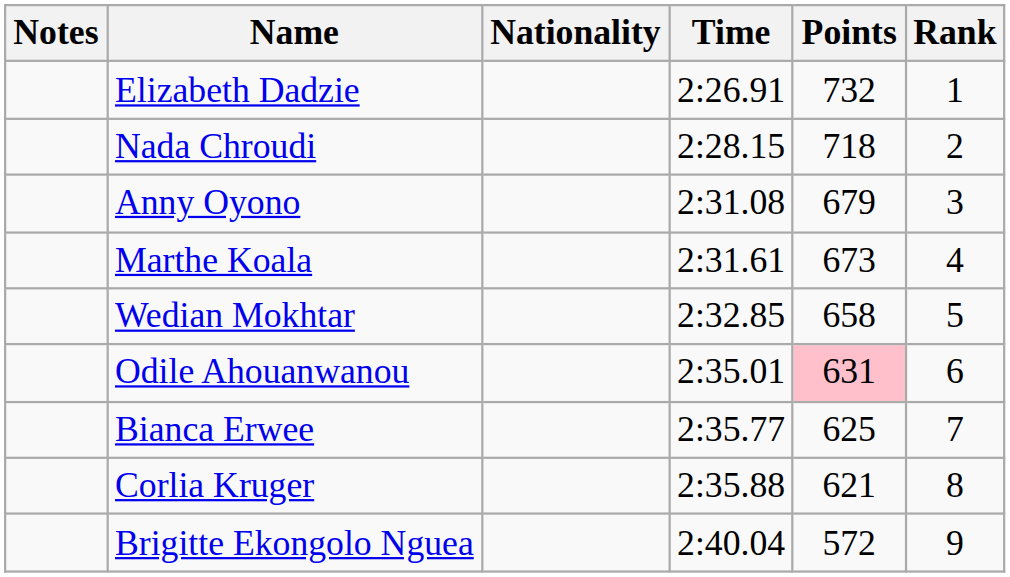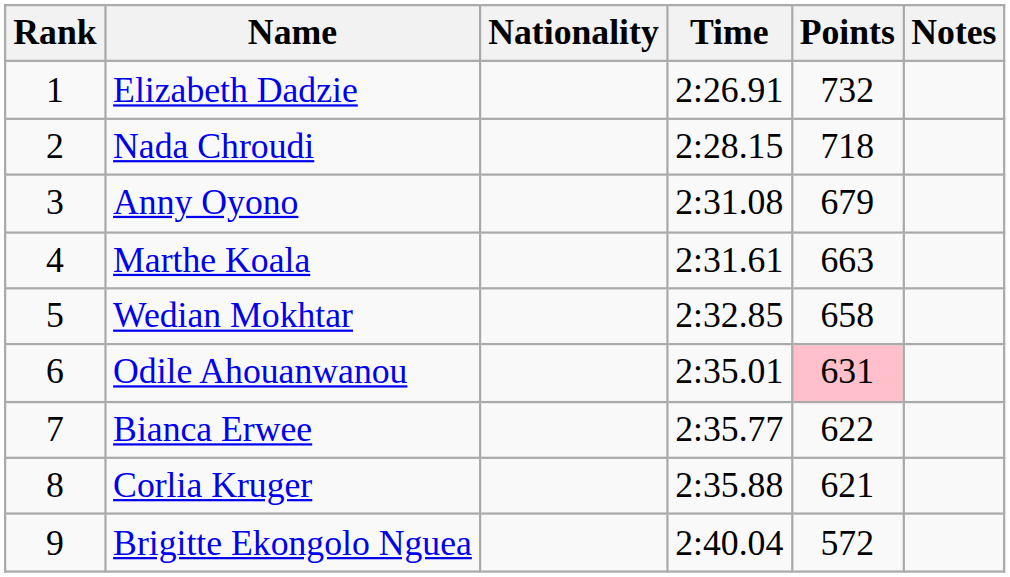columns swapped: (955, 32) <-> (56, 32)
(849, 259) 673 -> (847, 259) 663
(849, 428) 625 -> (847, 428) 622
